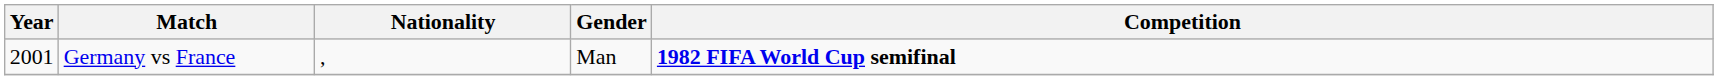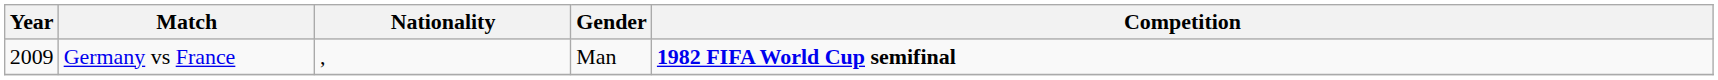(32, 56) 2001 -> (32, 56) 2009
